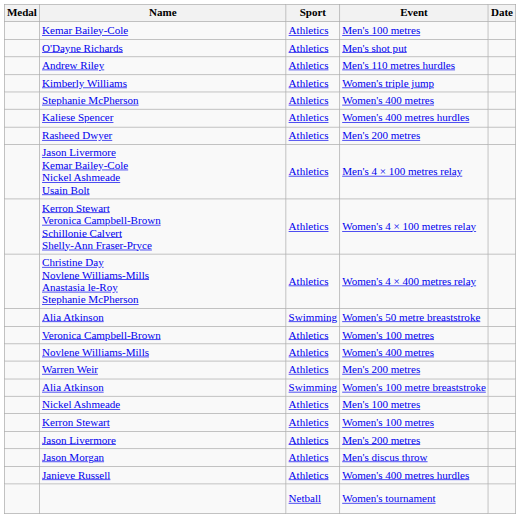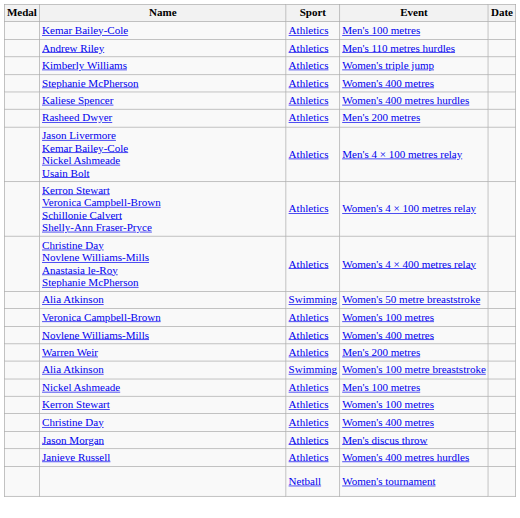- row: (82, 48)
+ row: (73, 422)
- row: (79, 440)
